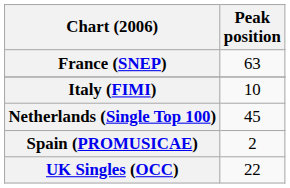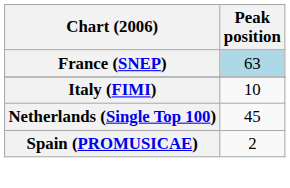(252, 63) no background -> (252, 63) lightblue background
- row: (112, 169)
